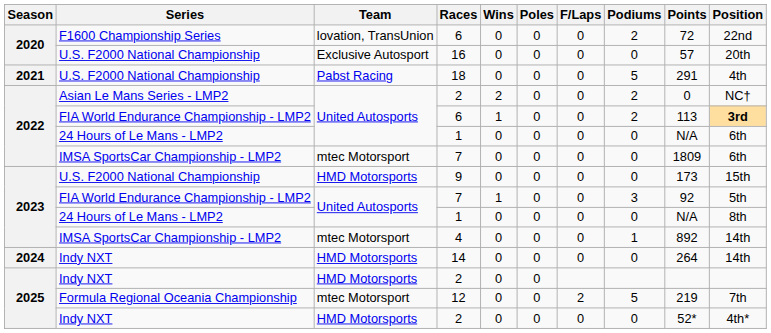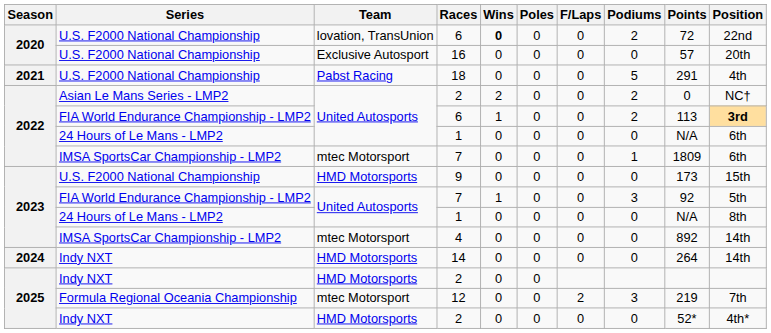(140, 35) F1600 Championship Series -> (159, 35) U.S. F2000 National Championship
(499, 35) normal -> (499, 35) bold
(634, 157) 0 -> (634, 157) 1
(634, 238) 1 -> (634, 238) 0
(634, 298) 5 -> (634, 298) 3
